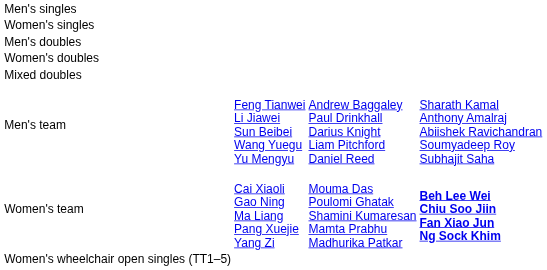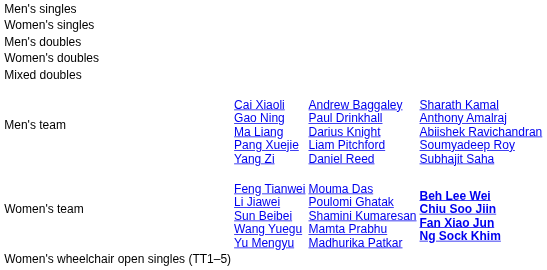(270, 132) Feng Tianwei Li Jiawei Sun Beibei Wang Yuegu Yu Mengyu -> (266, 132) Cai Xiaoli Gao Ning Ma Liang Pang Xuejie Yang Zi
(266, 216) Cai Xiaoli Gao Ning Ma Liang Pang Xuejie Yang Zi -> (270, 216) Feng Tianwei Li Jiawei Sun Beibei Wang Yuegu Yu Mengyu
